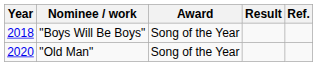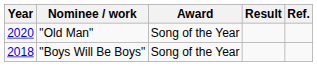rows swapped: (92, 33) <-> (66, 52)
